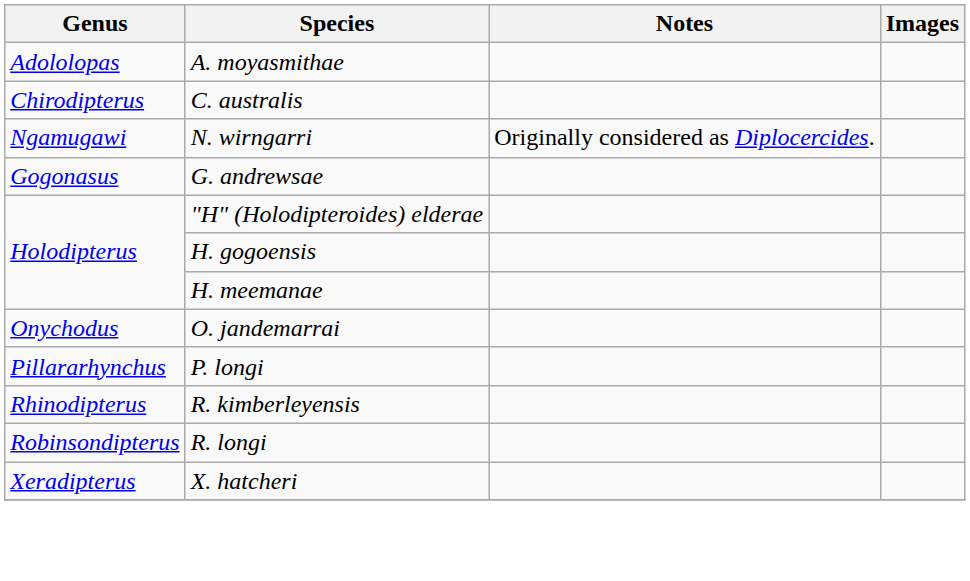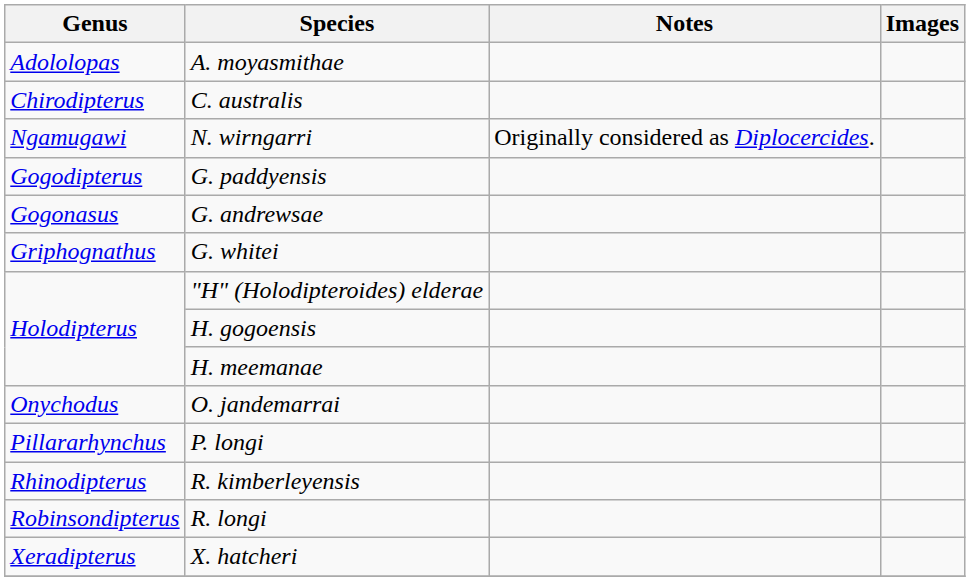+ row: (259, 175)
+ row: (235, 251)
